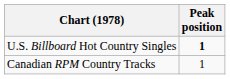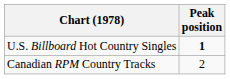(202, 64) 1 -> (202, 64) 2
